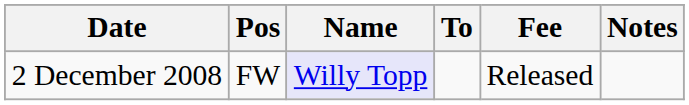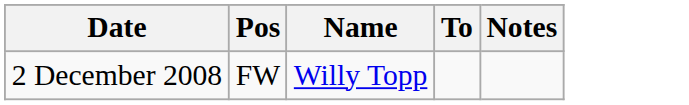- column: (540, 27)
(361, 74) lavender background -> (361, 74) no background
